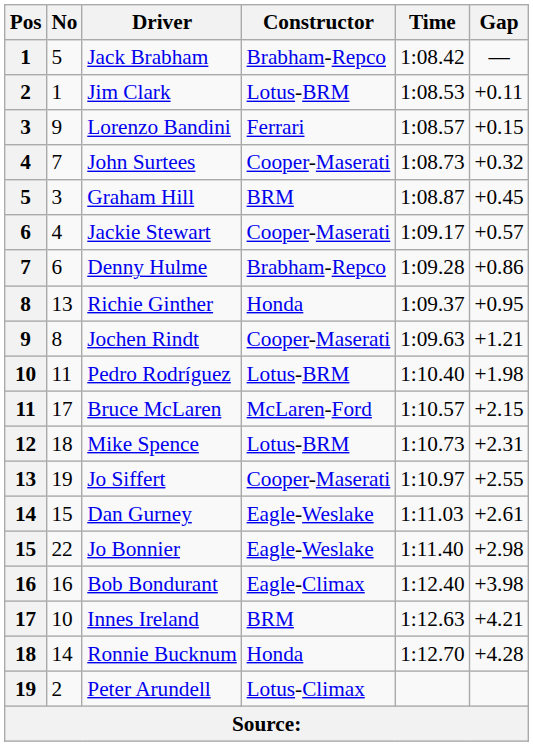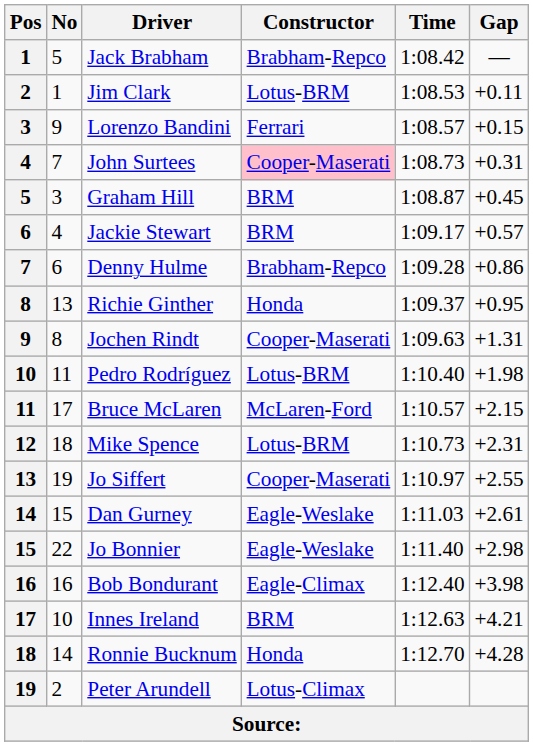(318, 162) no background -> (318, 162) pink background
(499, 162) +0.32 -> (499, 162) +0.31
(318, 232) Cooper-Maserati -> (270, 232) BRM
(499, 338) +1.21 -> (499, 338) +1.31
